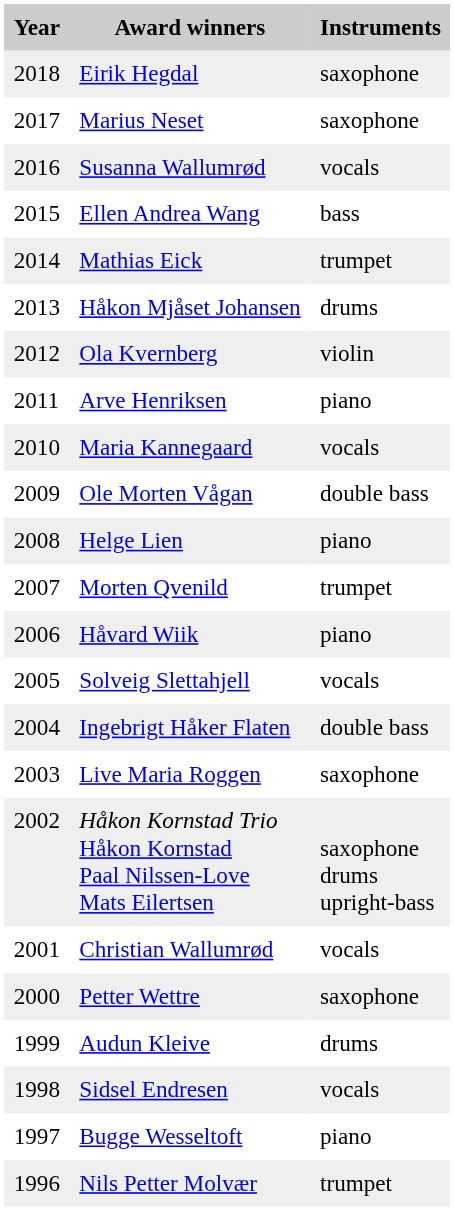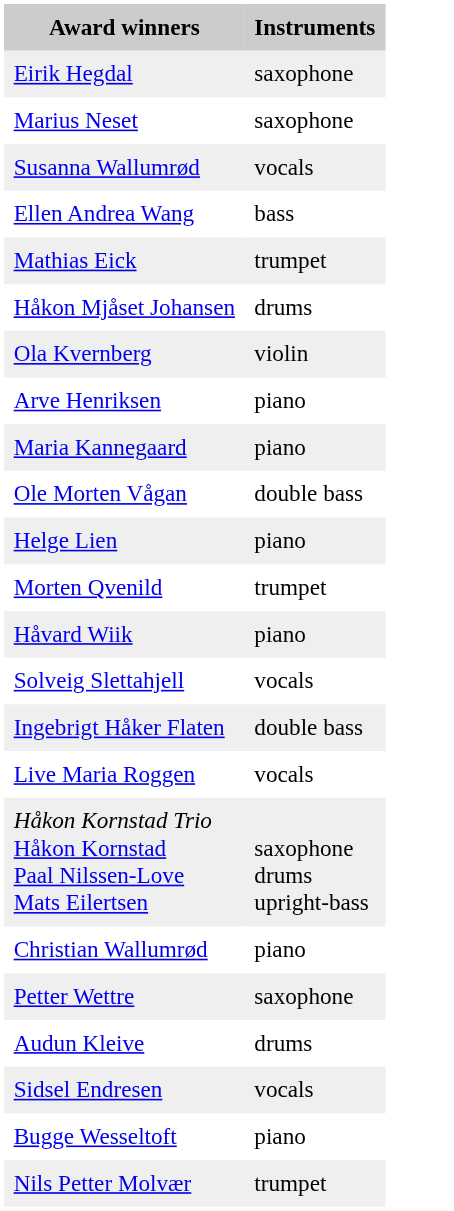- column: (37, 27)
(350, 447) vocals -> (280, 447) piano
(370, 774) saxophone -> (284, 774) vocals
(350, 949) vocals -> (280, 949) piano
